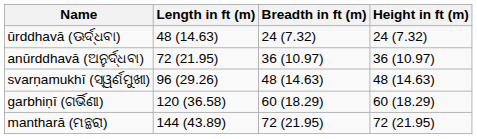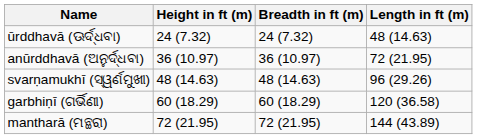columns swapped: (206, 15) <-> (421, 15)
